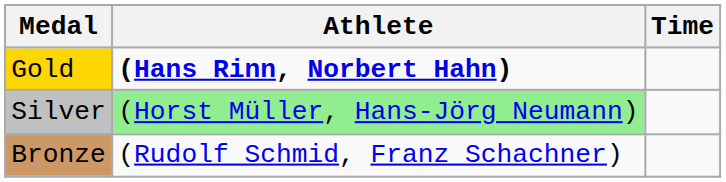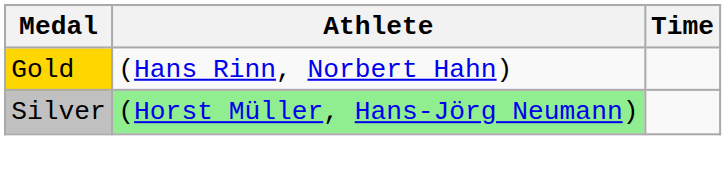(315, 69) bold -> (315, 69) normal
- row: (59, 155)
